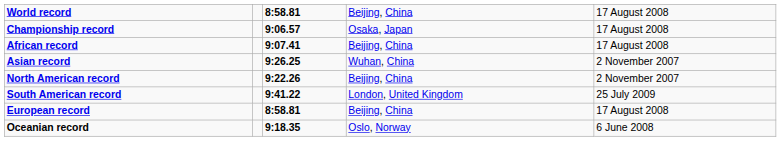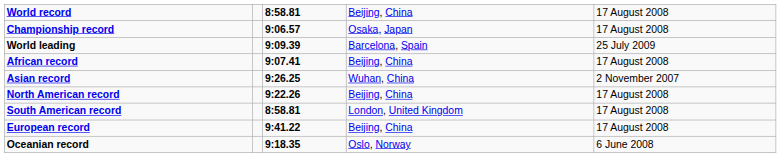+ row: (41, 45)
(638, 78) 2 November 2007 -> (633, 95) 17 August 2008
(283, 95) 9:41.22 -> (283, 111) 8:58.81
(626, 95) 25 July 2009 -> (633, 111) 17 August 2008
(283, 111) 8:58.81 -> (283, 128) 9:41.22
